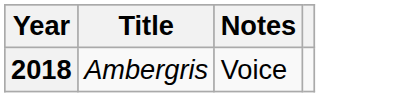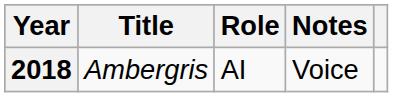+ column: (250, 26)
